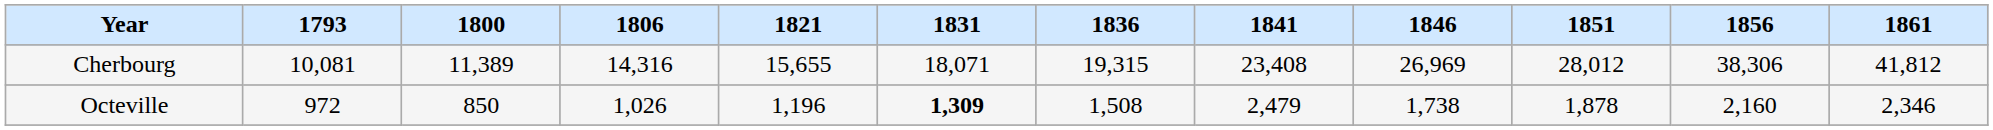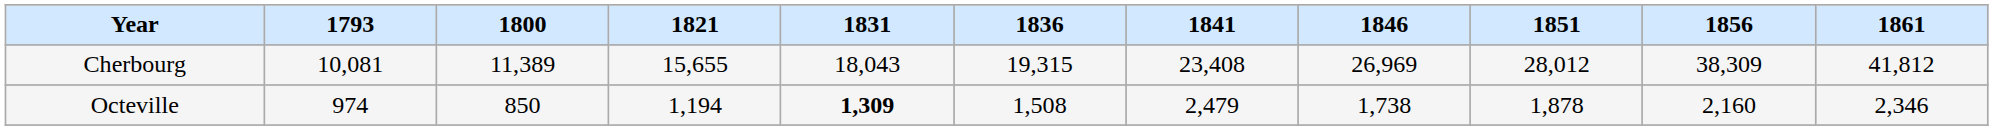- column: (640, 24)
(957, 64) 18,071 -> (867, 64) 18,043
(1750, 64) 38,306 -> (1729, 64) 38,309
(323, 104) 972 -> (350, 104) 974
(798, 104) 1,196 -> (695, 104) 1,194
